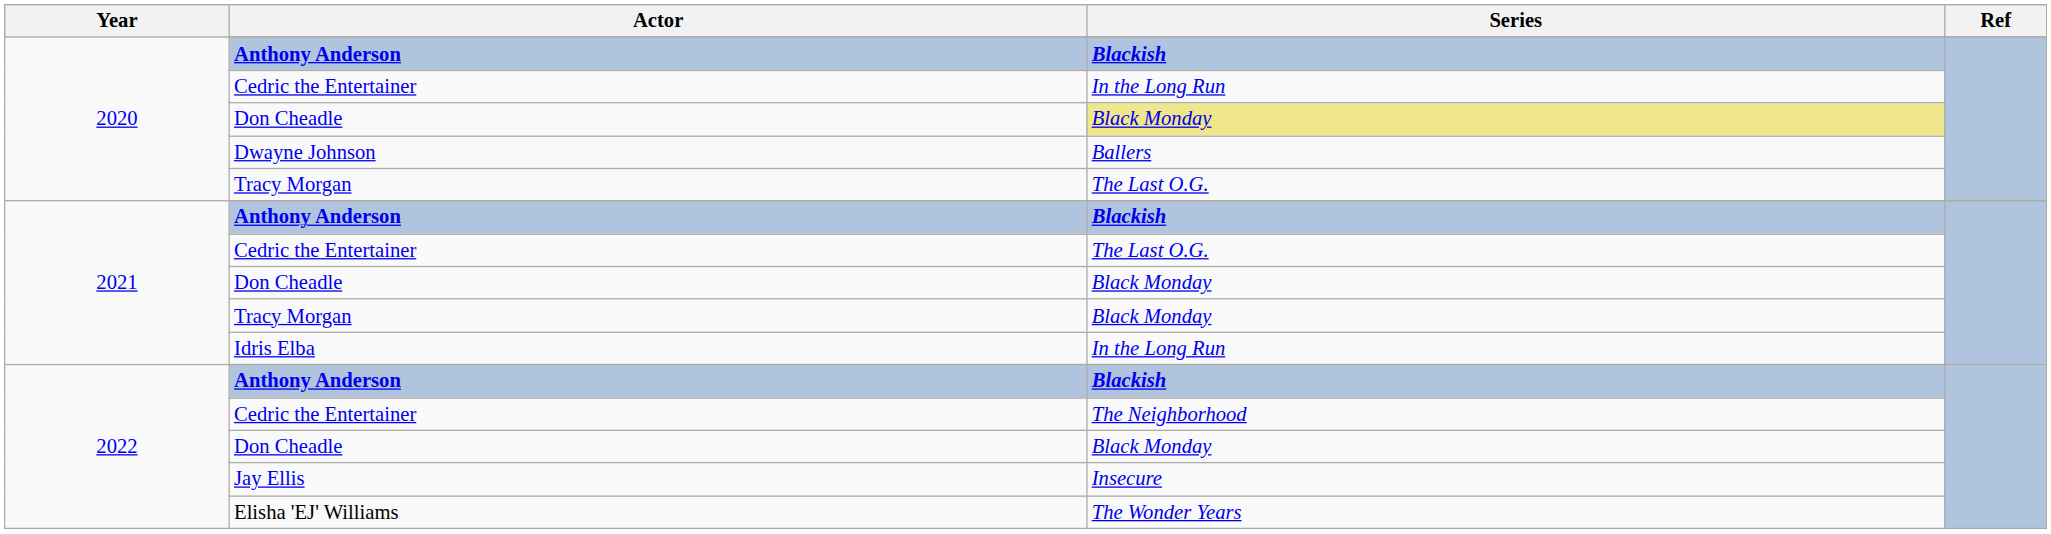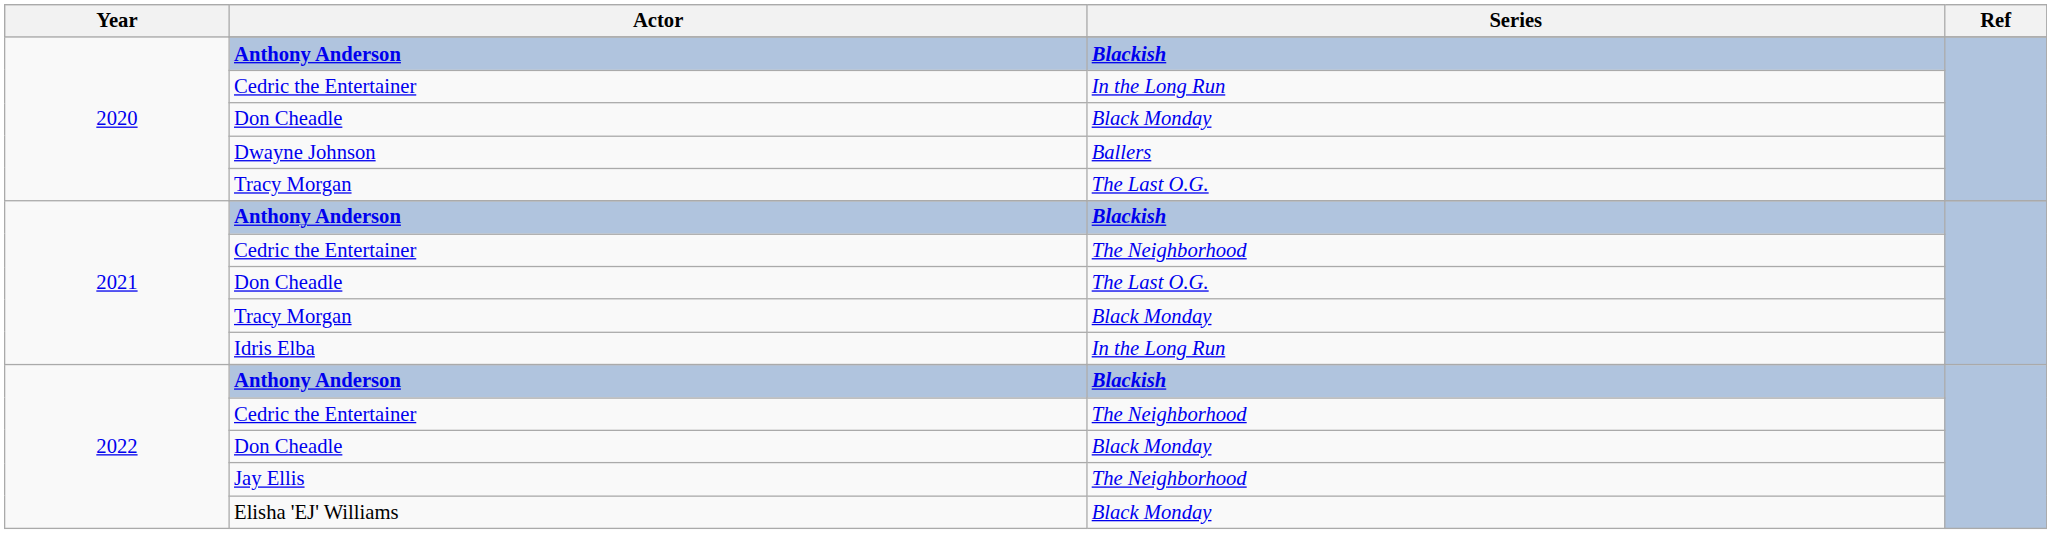(1152, 119) khaki background -> (1152, 119) no background
(1150, 250) The Last O.G. -> (1169, 250) The Neighborhood
(1152, 282) Black Monday -> (1150, 282) The Last O.G.
(1127, 479) Insecure -> (1169, 479) The Neighborhood
(1167, 511) The Wonder Years -> (1152, 511) Black Monday
